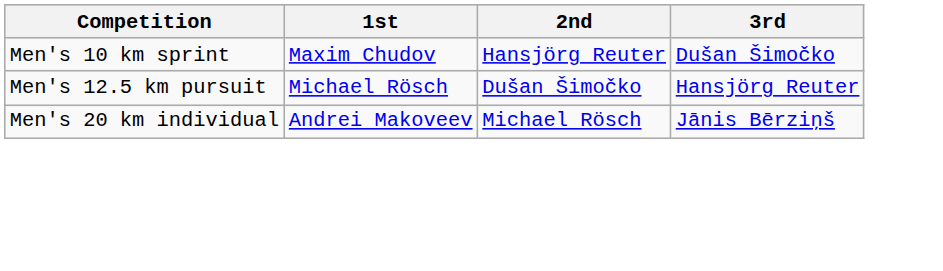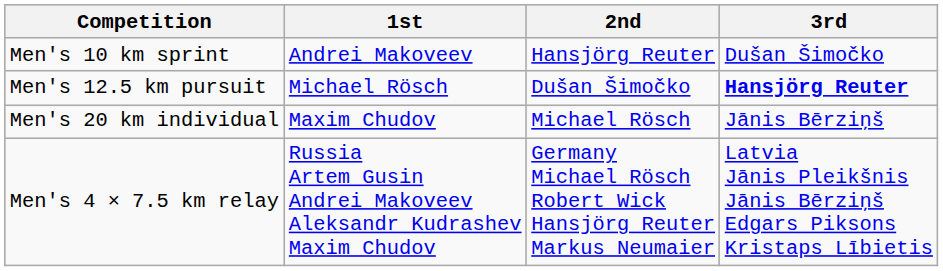(362, 55) Maxim Chudov -> (381, 55) Andrei Makoveev
(768, 88) normal -> (817, 88) bold
(381, 121) Andrei Makoveev -> (362, 121) Maxim Chudov
+ row: (144, 202)
